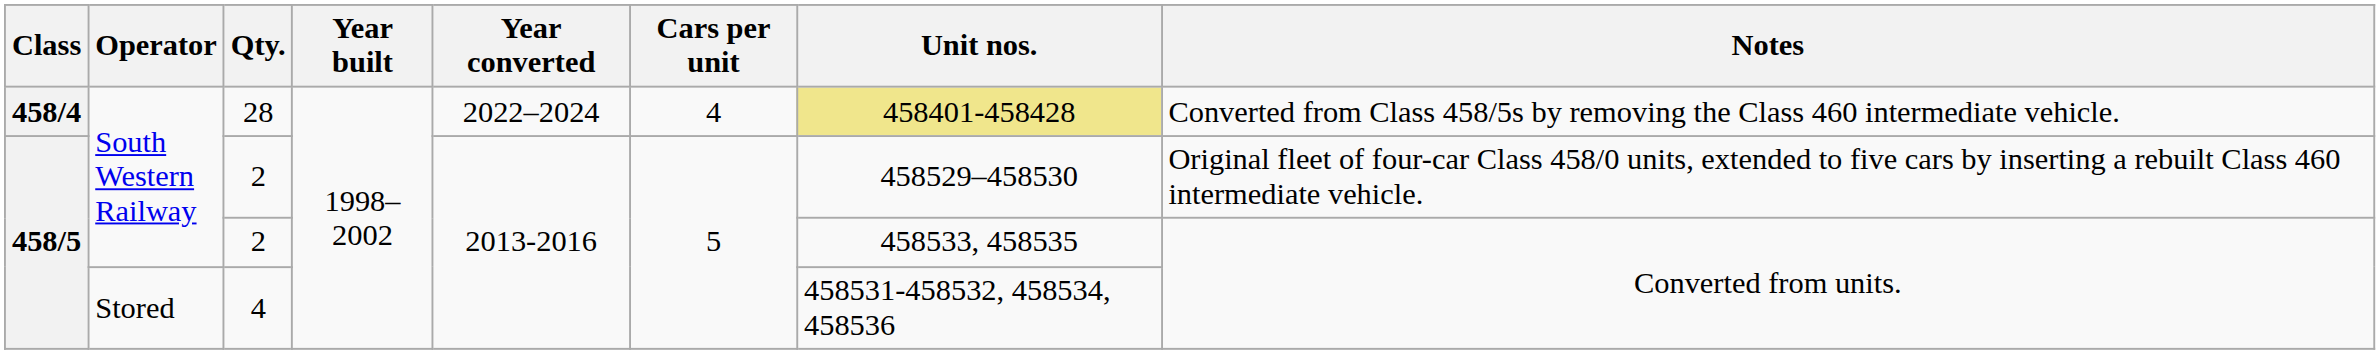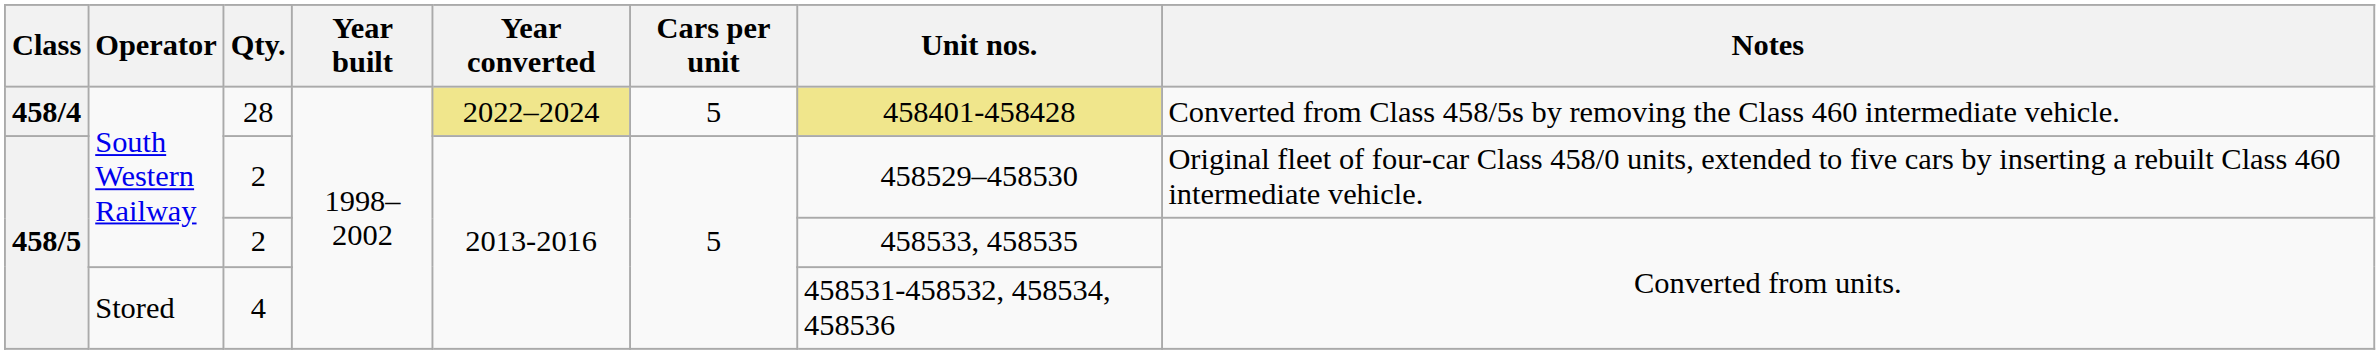(531, 111) no background -> (531, 111) khaki background
(714, 111) 4 -> (714, 111) 5
